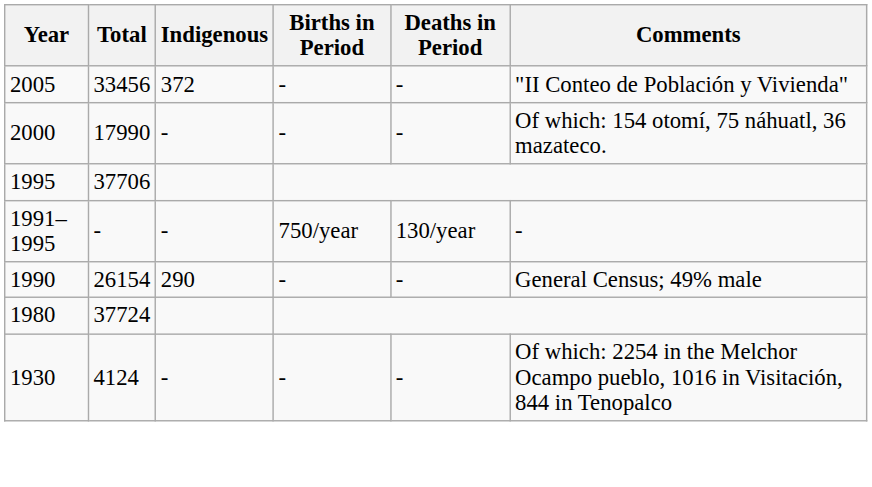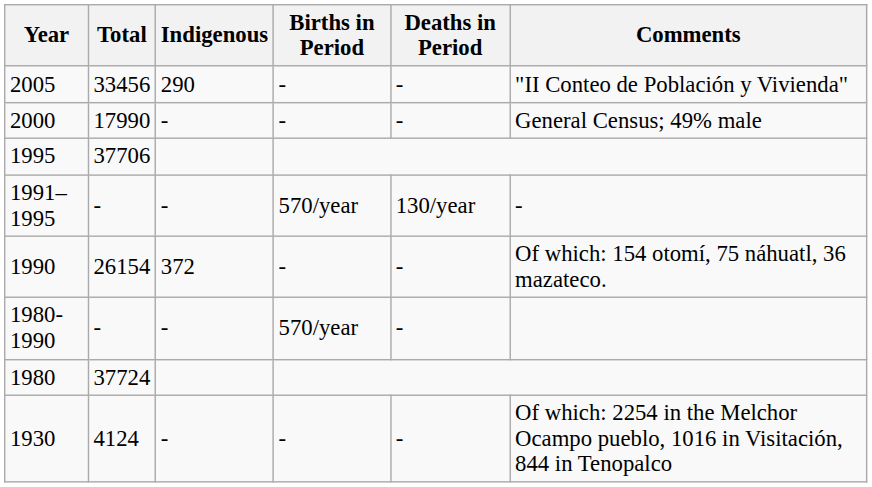(178, 84) 372 -> (178, 84) 290
(680, 132) Of which: 154 otomí, 75 náhuatl, 36 mazateco. -> (638, 120) General Census; 49% male
(318, 230) 750/year -> (318, 204) 570/year
(178, 279) 290 -> (178, 266) 372
(638, 279) General Census; 49% male -> (680, 266) Of which: 154 otomí, 75 náhuatl, 36 mazateco.
+ row: (36, 328)
